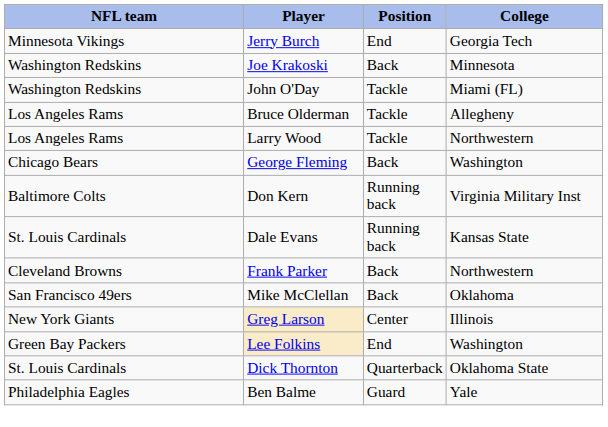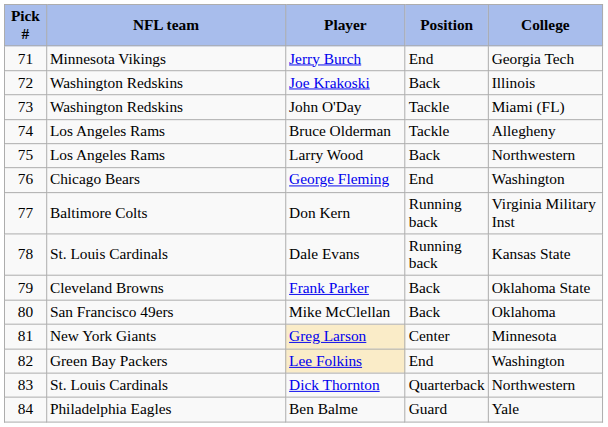+ column: (25, 25)
(482, 65) Minnesota -> (513, 82) Illinois
(387, 138) Tackle -> (424, 155) Back
(383, 162) Back -> (421, 180) End
(492, 270) Northwestern -> (541, 287) Oklahoma State
(472, 319) Illinois -> (524, 336) Minnesota
(499, 367) Oklahoma State -> (533, 385) Northwestern
